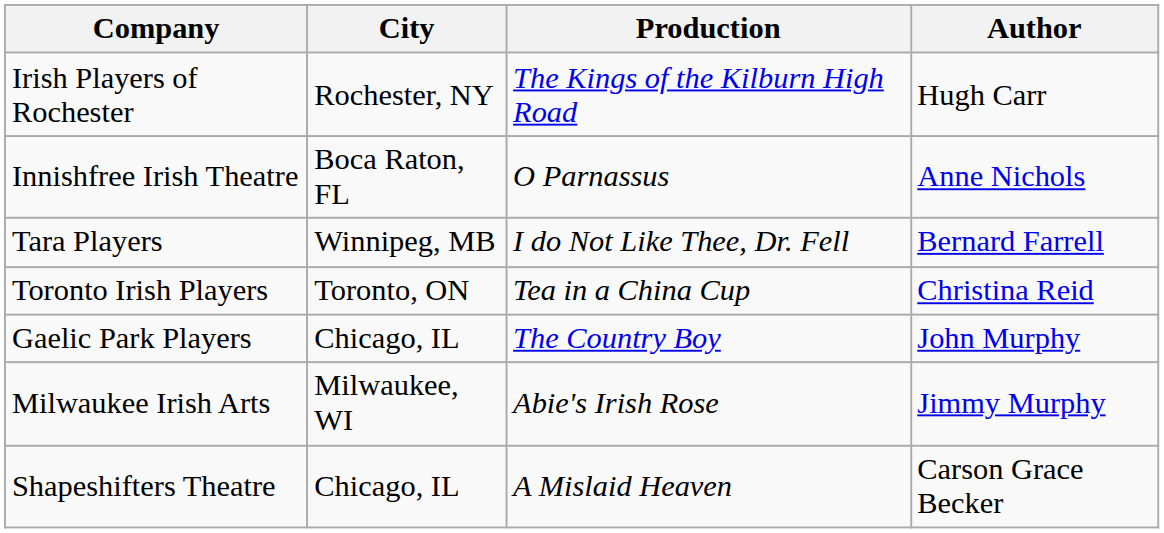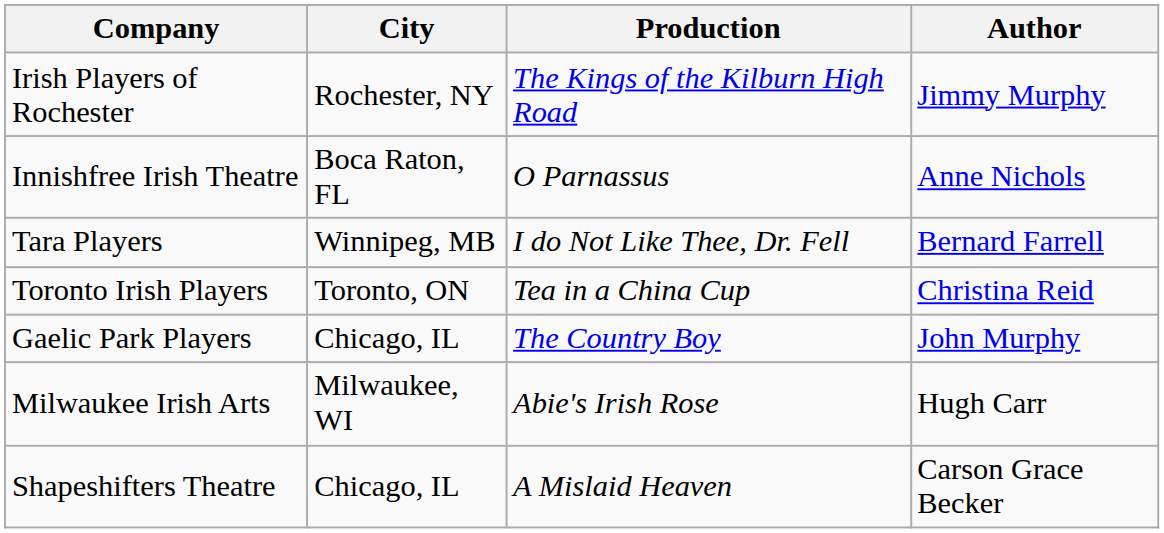(982, 93) Hugh Carr -> (1011, 93) Jimmy Murphy
(1011, 403) Jimmy Murphy -> (982, 403) Hugh Carr
